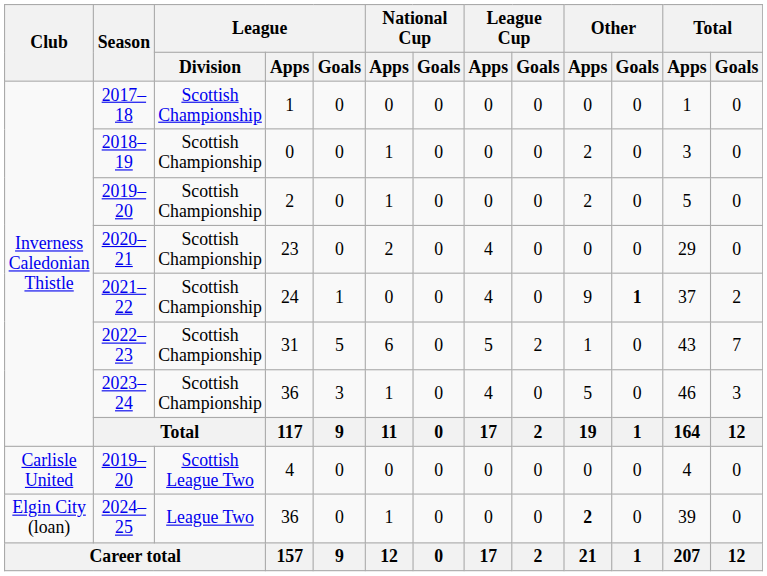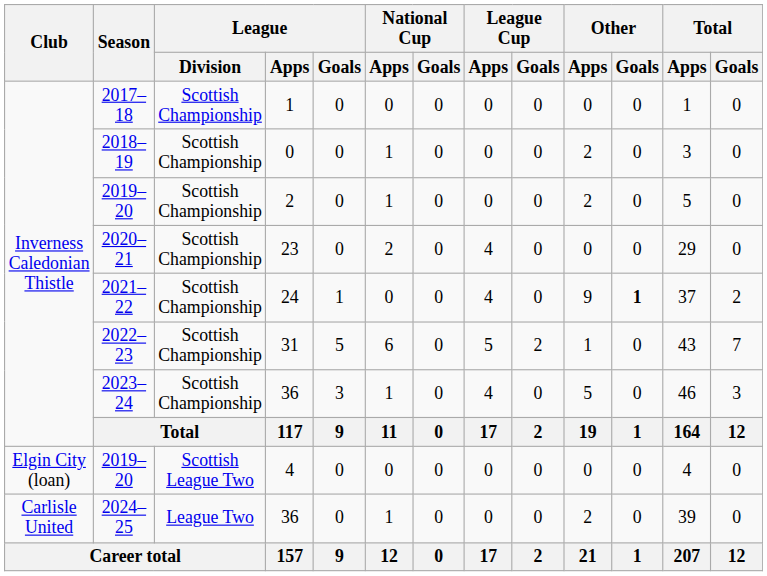(49, 470) Carlisle United -> (49, 470) Elgin City (loan)
(49, 518) Elgin City (loan) -> (49, 518) Carlisle United
(588, 518) bold -> (588, 518) normal
